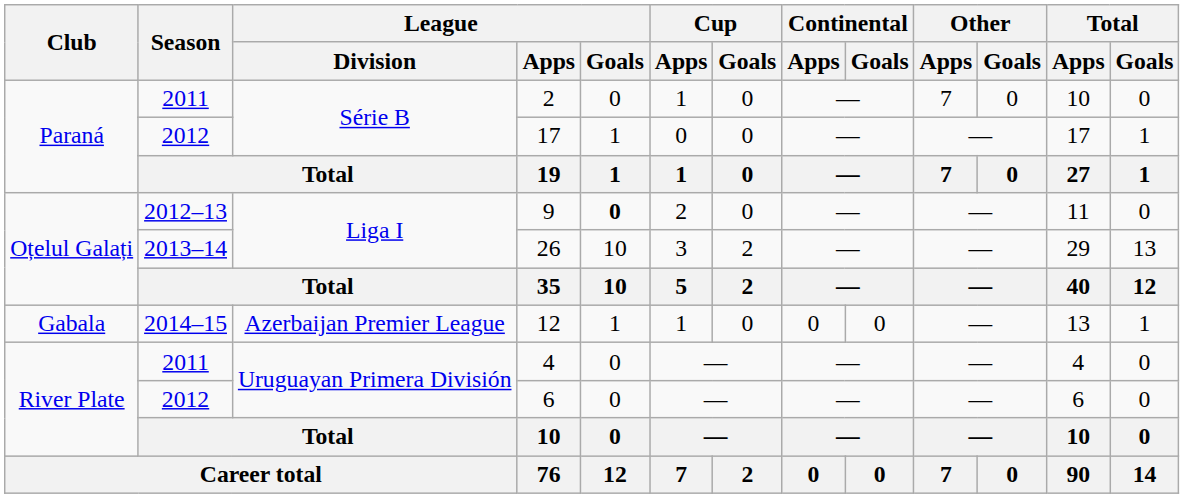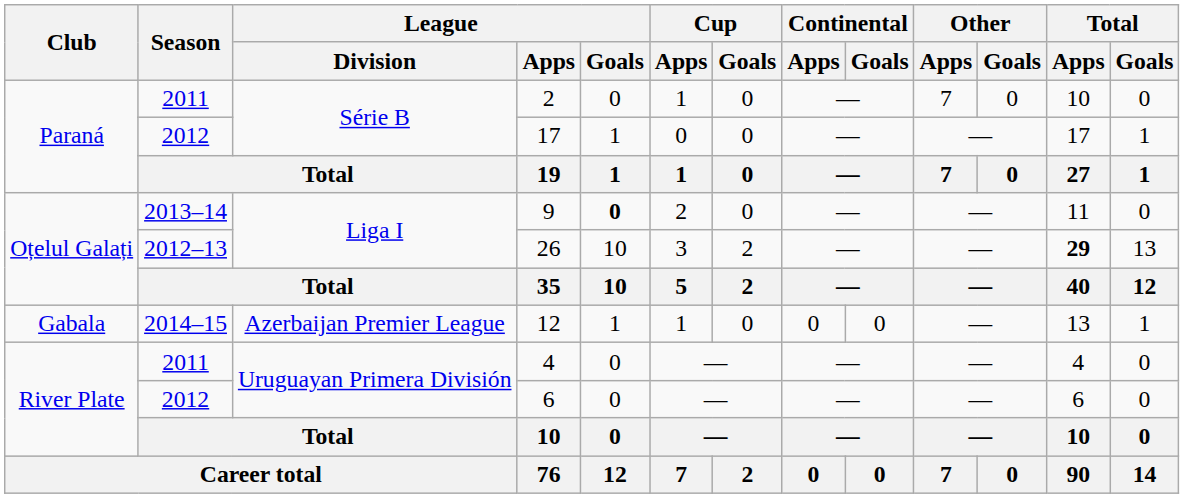(186, 211) 2012–13 -> (186, 211) 2013–14
(186, 248) 2013–14 -> (186, 248) 2012–13
(1078, 248) normal -> (1078, 248) bold
